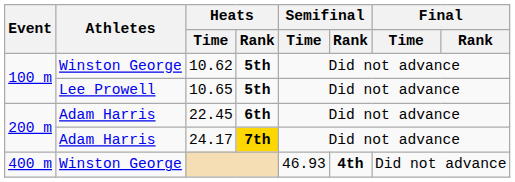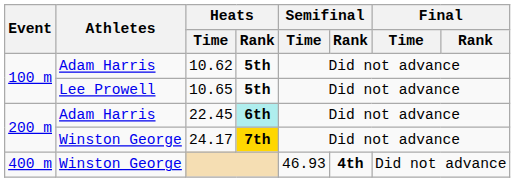(120, 66) Winston George -> (107, 66) Adam Harris
(257, 115) no background -> (257, 115) paleturquoise background
(107, 139) Adam Harris -> (120, 139) Winston George
